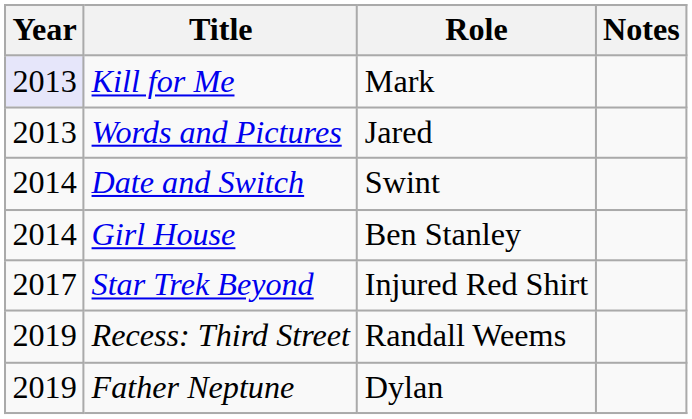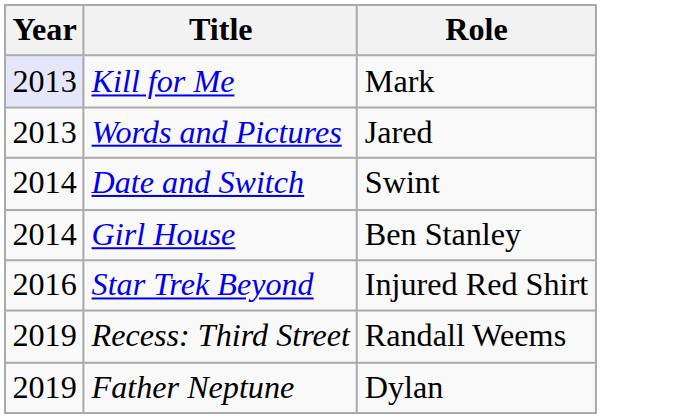- column: (641, 30)
(45, 285) 2017 -> (45, 285) 2016
